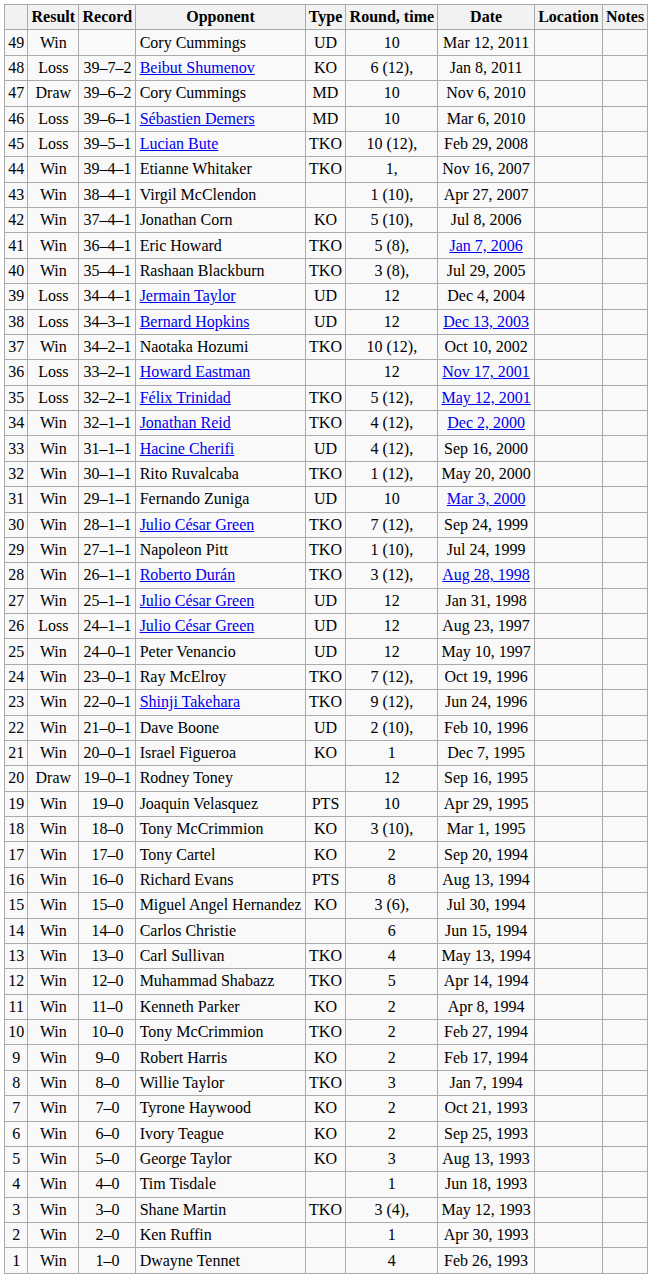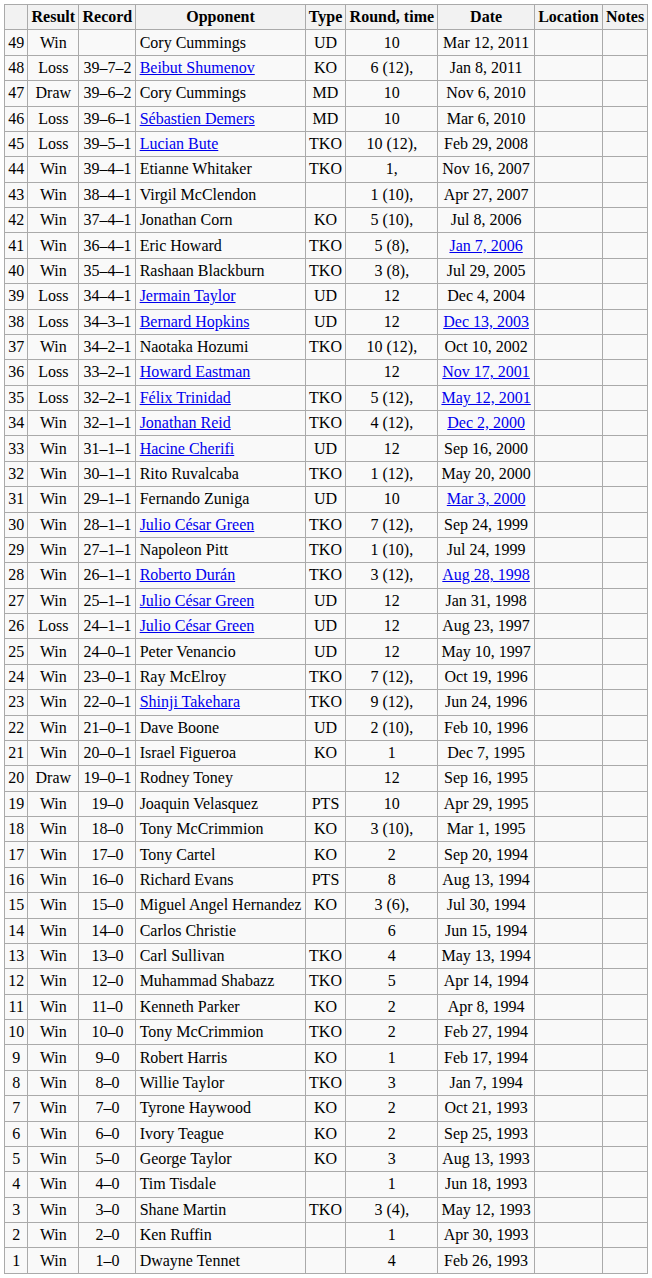(392, 448) 4 (12), -> (392, 448) 12
(392, 1057) 2 -> (392, 1057) 1
